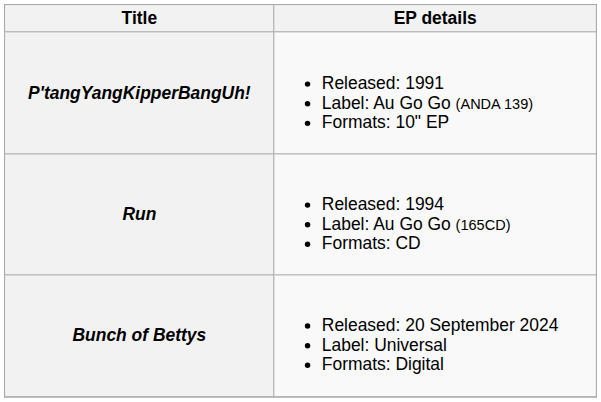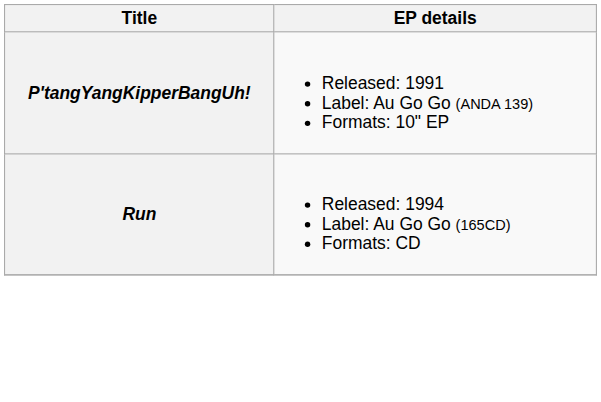- row: (139, 335)
